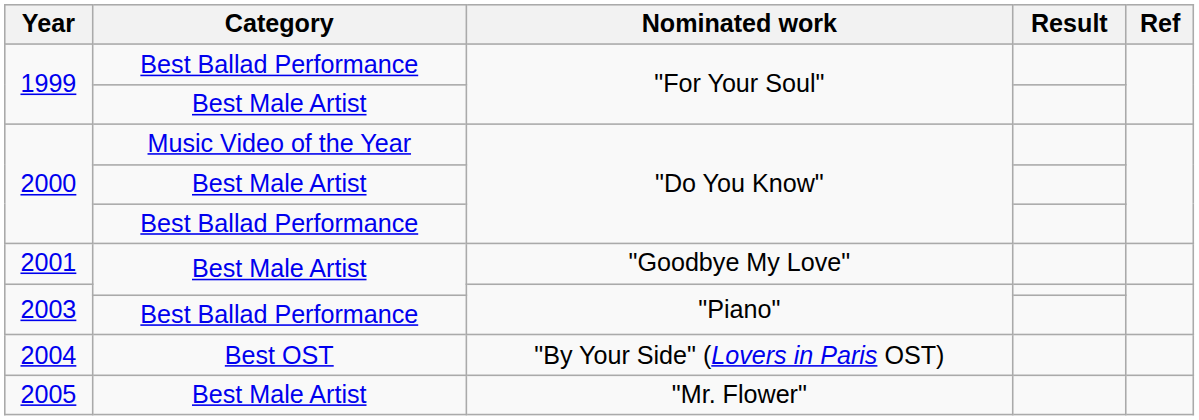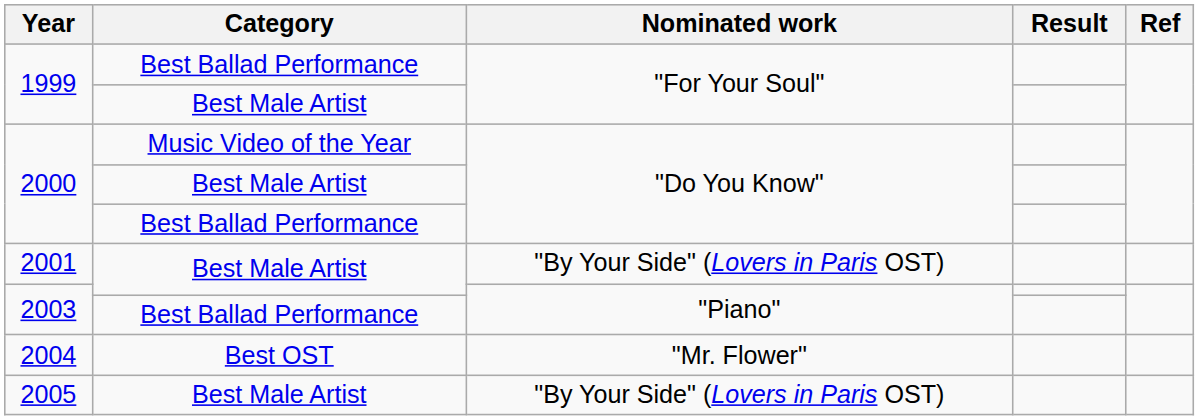(739, 263) "Goodbye My Love" -> (739, 263) "By Your Side" (Lovers in Paris OST)
(739, 354) "By Your Side" (Lovers in Paris OST) -> (739, 354) "Mr. Flower"
(739, 394) "Mr. Flower" -> (739, 394) "By Your Side" (Lovers in Paris OST)
